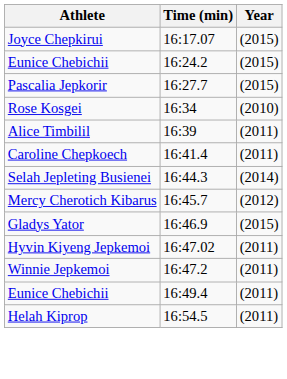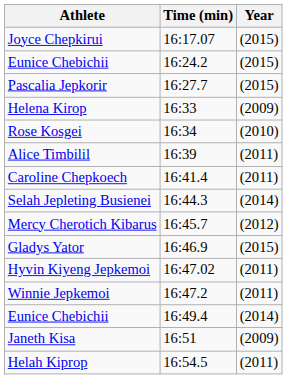+ row: (47, 108)
(259, 293) (2011) -> (259, 316) (2014)
+ row: (42, 339)
